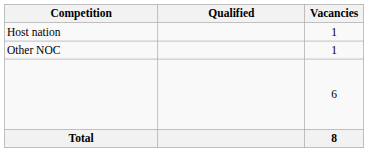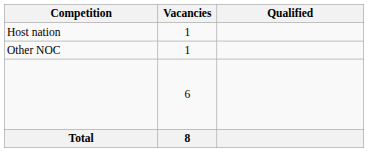columns swapped: (334, 13) <-> (231, 13)
